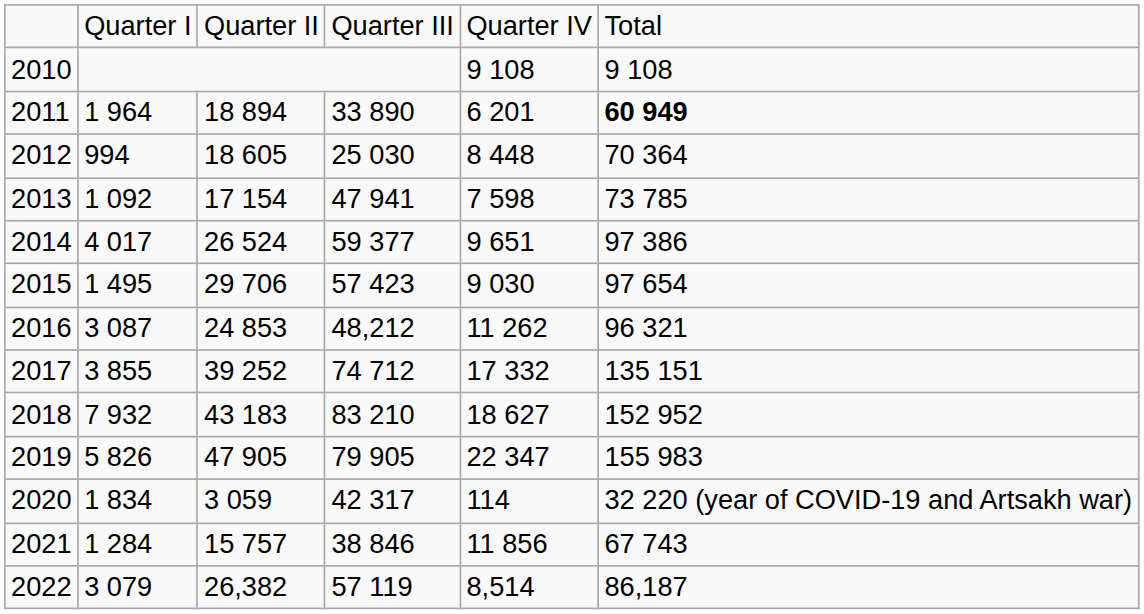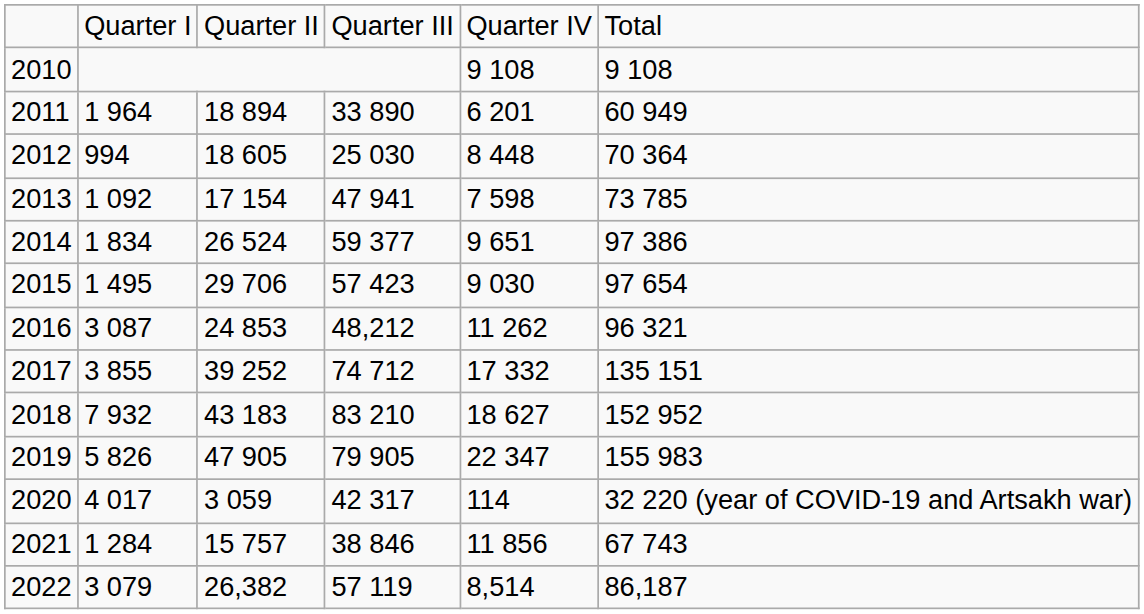(646, 112) bold -> (646, 112) normal
(118, 241) 4 017 -> (118, 241) 1 834
(118, 500) 1 834 -> (118, 500) 4 017
